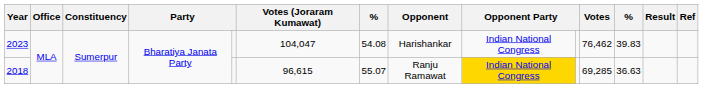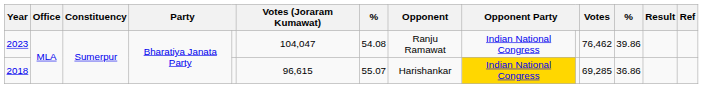(425, 44) Harishankar -> (425, 44) Ranju Ramawat
(629, 44) 39.83 -> (629, 44) 39.86
(425, 70) Ranju Ramawat -> (425, 70) Harishankar
(629, 70) 36.63 -> (629, 70) 36.86
